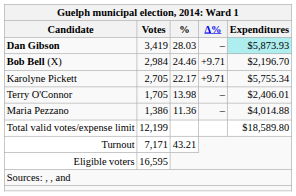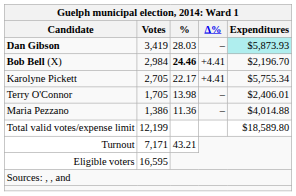(184, 62) normal -> (184, 62) bold
(213, 62) +9.71 -> (213, 62) +4.41
(213, 78) +9.71 -> (213, 78) +4.41
